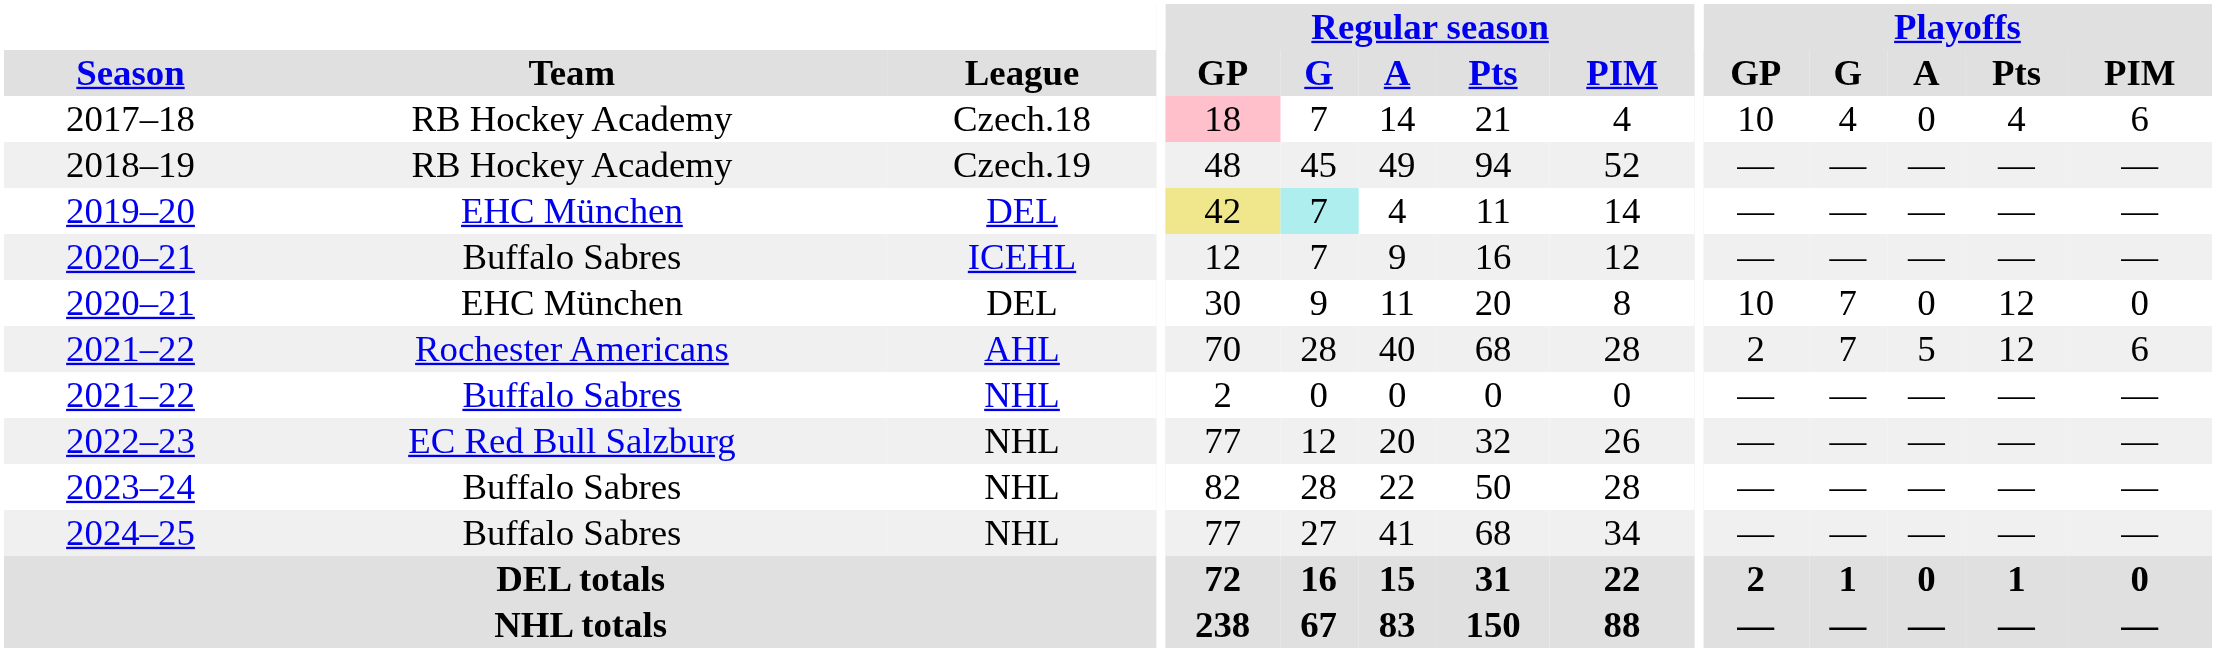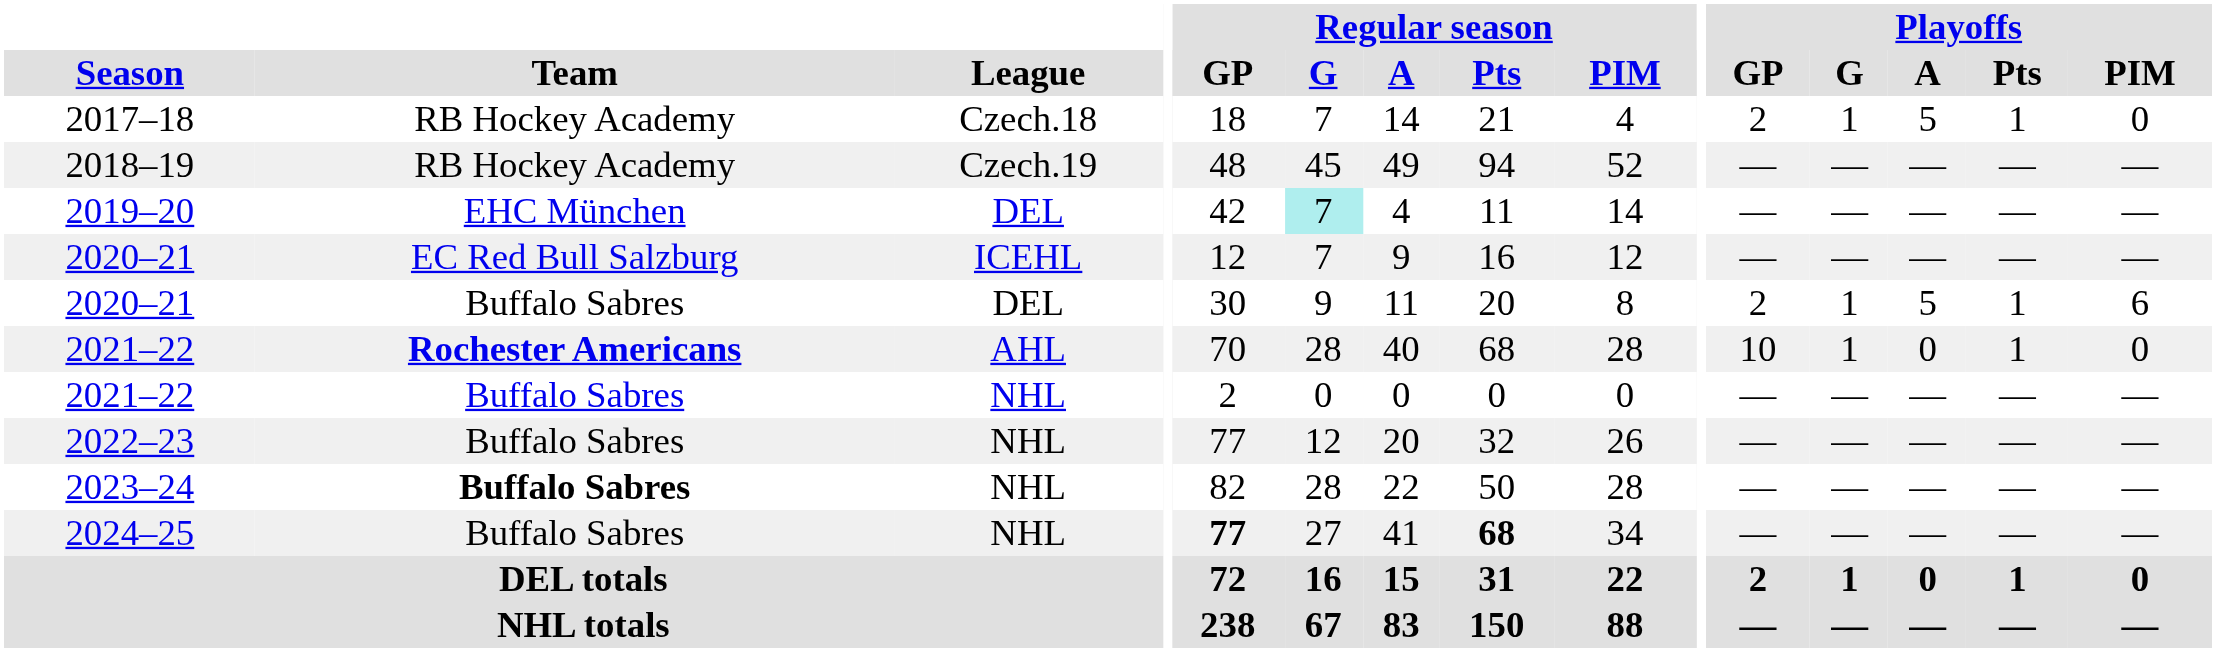(1223, 118) pink background -> (1228, 118) no background
(1756, 118) 10 -> (1758, 118) 2
(1848, 118) 4 -> (1850, 118) 1
(1926, 118) 0 -> (1928, 118) 5
(2016, 118) 4 -> (2017, 118) 1
(2140, 118) 6 -> (2140, 118) 0
(1223, 210) khaki background -> (1228, 210) no background
(572, 256) Buffalo Sabres -> (575, 256) EC Red Bull Salzburg
(572, 302) EHC München -> (575, 302) Buffalo Sabres
(1756, 302) 10 -> (1758, 302) 2
(1848, 302) 7 -> (1850, 302) 1
(1926, 302) 0 -> (1928, 302) 5
(2016, 302) 12 -> (2017, 302) 1
(2140, 302) 0 -> (2140, 302) 6
(572, 348) normal -> (575, 348) bold
(1756, 348) 2 -> (1758, 348) 10
(1848, 348) 7 -> (1850, 348) 1
(1926, 348) 5 -> (1928, 348) 0
(2016, 348) 12 -> (2017, 348) 1
(2140, 348) 6 -> (2140, 348) 0
(572, 440) EC Red Bull Salzburg -> (575, 440) Buffalo Sabres
(572, 486) normal -> (575, 486) bold
(1223, 532) normal -> (1228, 532) bold
(1493, 532) normal -> (1497, 532) bold
